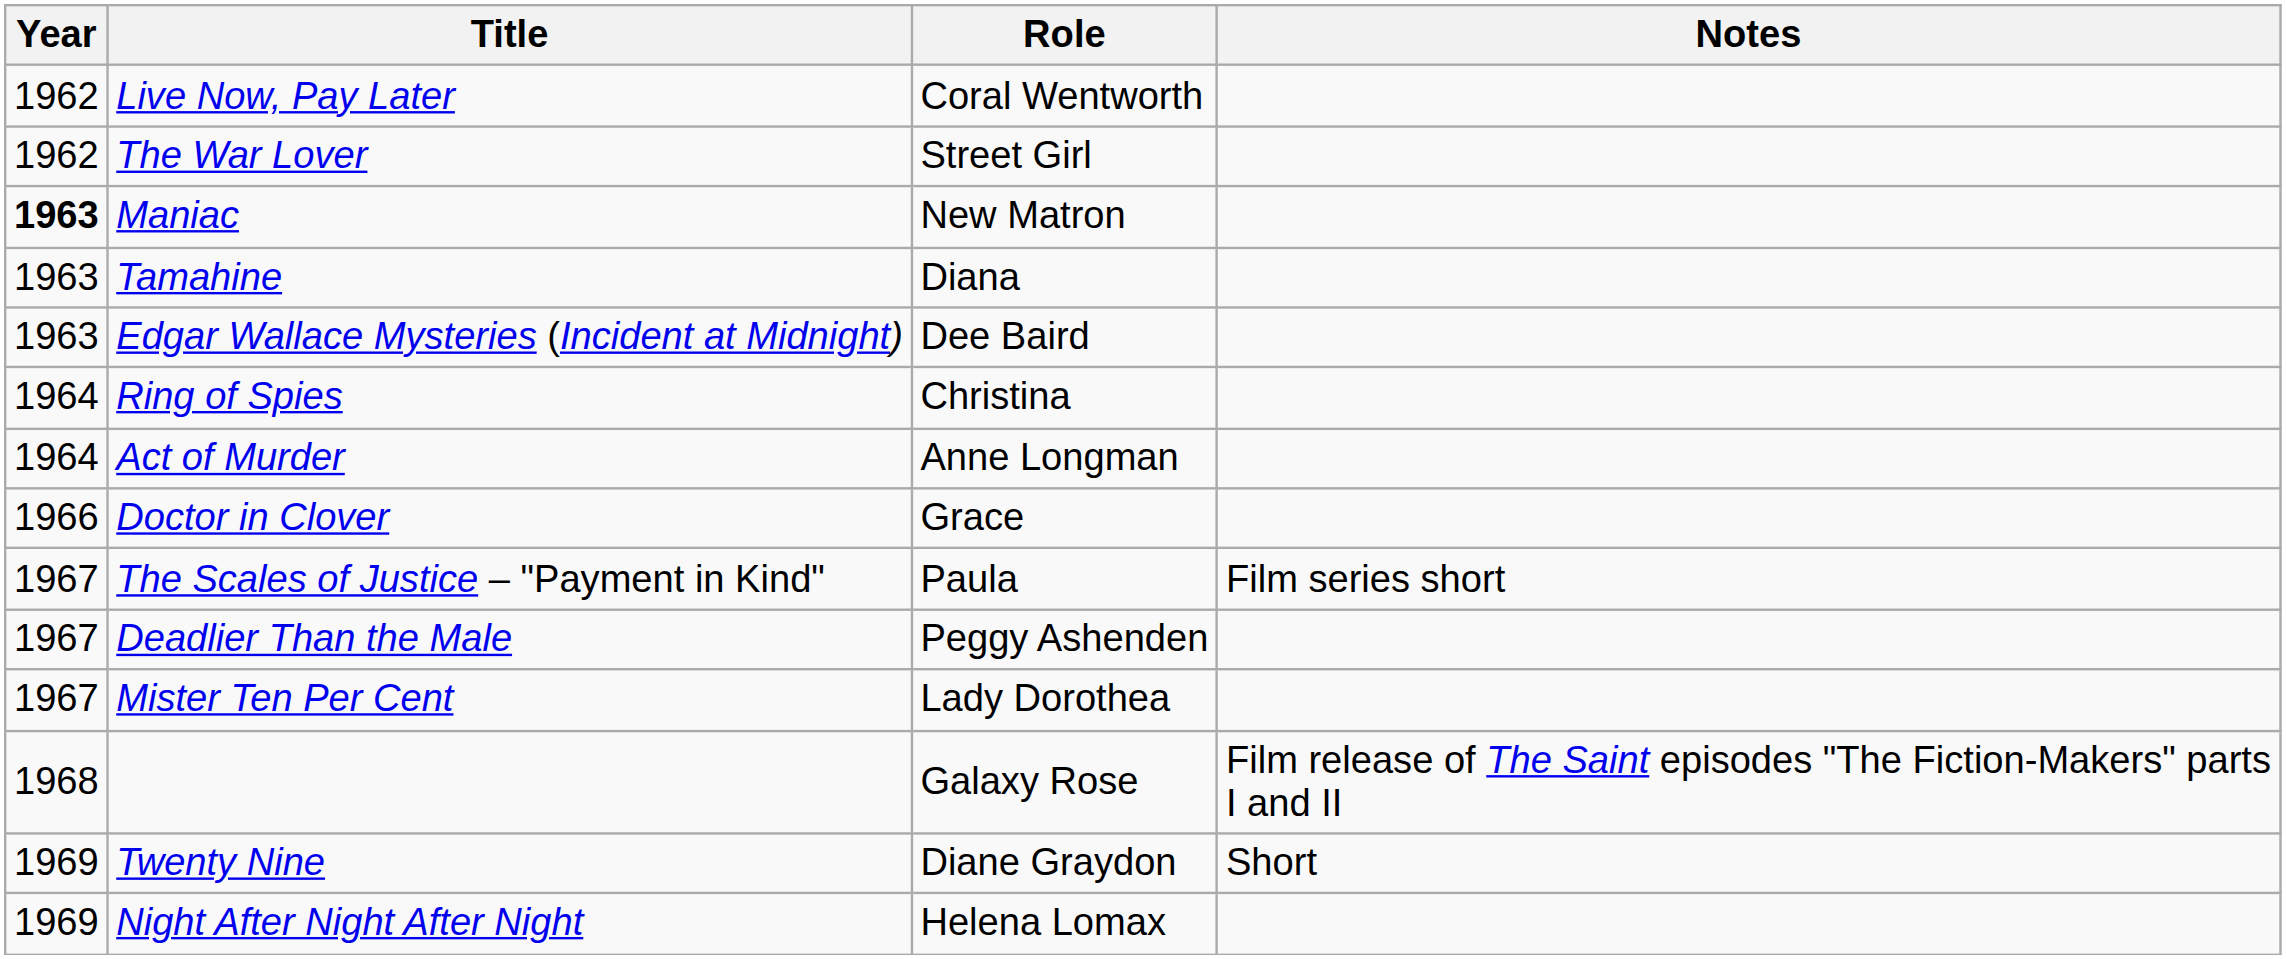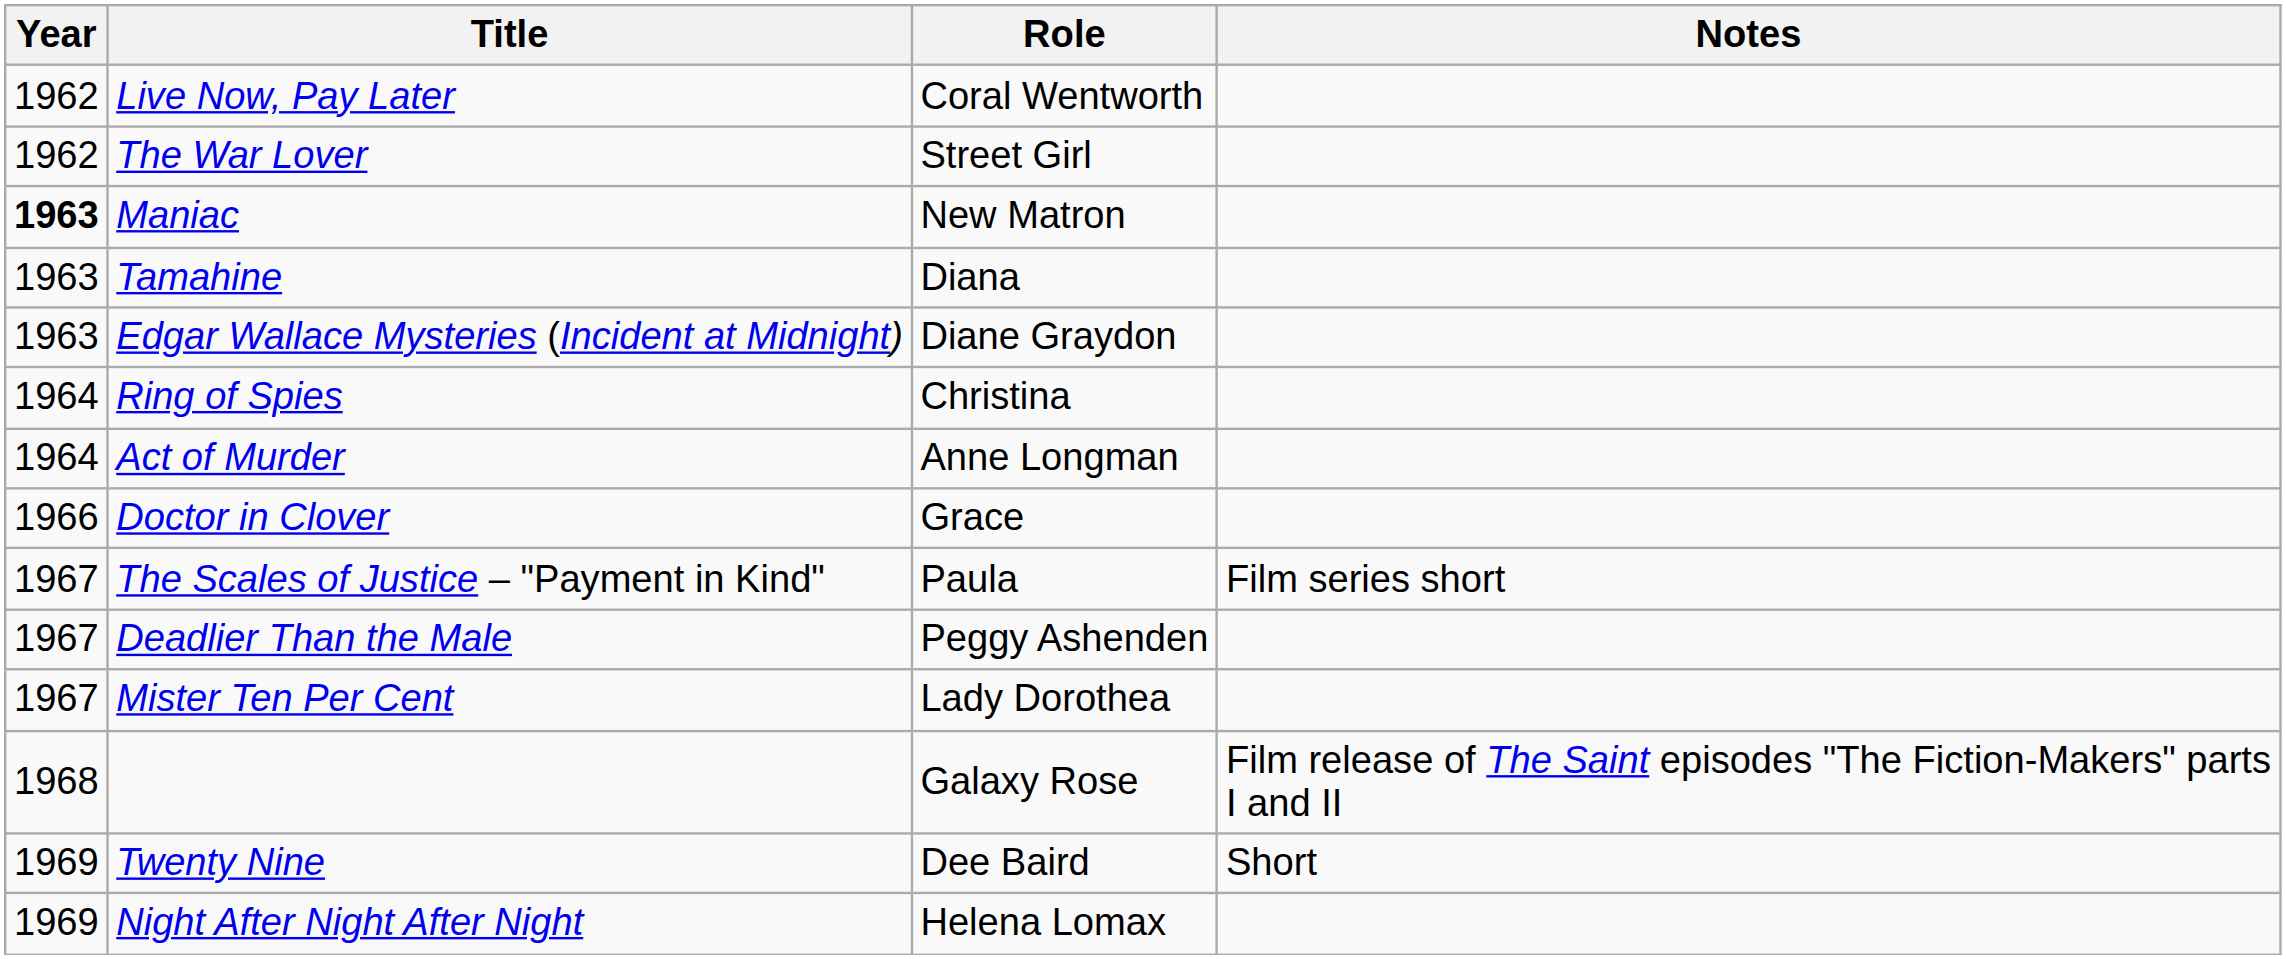(1005, 336) Dee Baird -> (1048, 336) Diane Graydon
(1048, 862) Diane Graydon -> (1005, 862) Dee Baird
